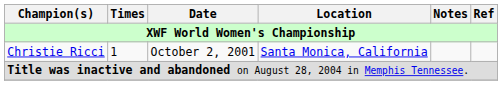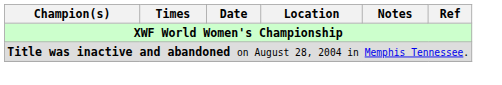- row: (56, 52)
